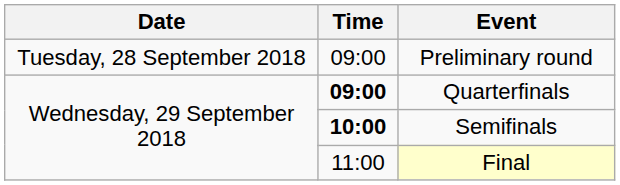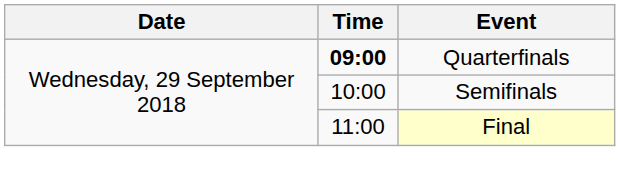- row: (506, 57)
(358, 127) bold -> (358, 92) normal
